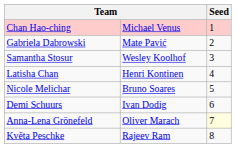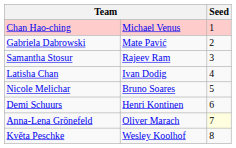(154, 58) Wesley Koolhof -> (146, 58) Rajeev Ram
(153, 74) Henri Kontinen -> (144, 74) Ivan Dodig
(144, 105) Ivan Dodig -> (153, 105) Henri Kontinen
(146, 136) Rajeev Ram -> (154, 136) Wesley Koolhof
